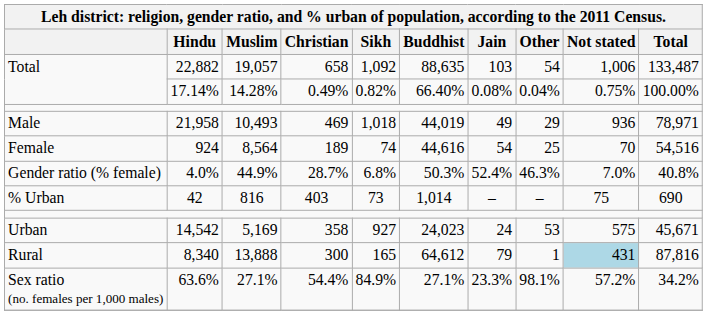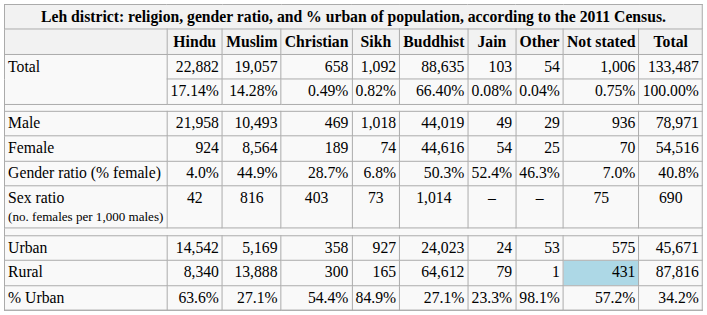(36, 198) % Urban -> (86, 207) Sex ratio (no. females per 1,000 males)
(86, 288) Sex ratio (no. females per 1,000 males) -> (36, 297) % Urban
